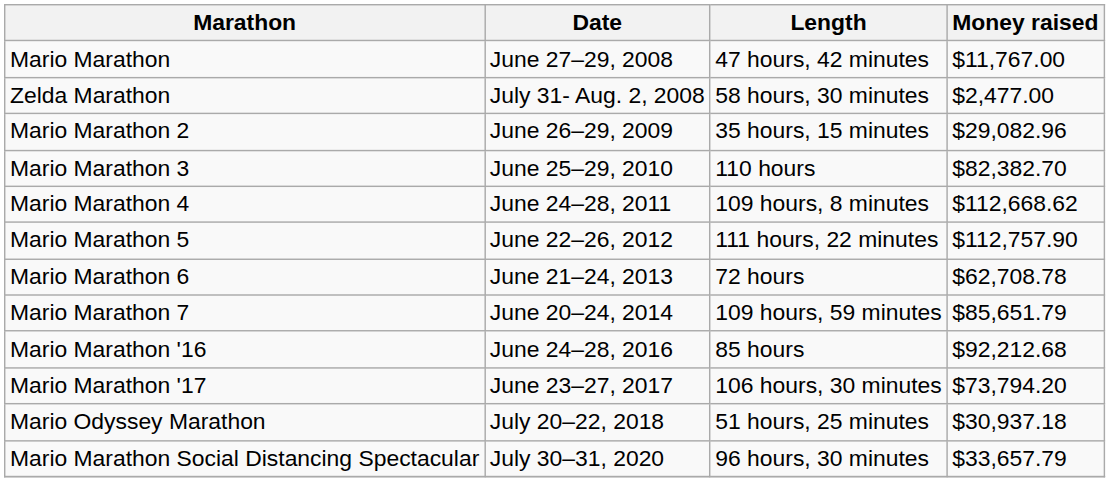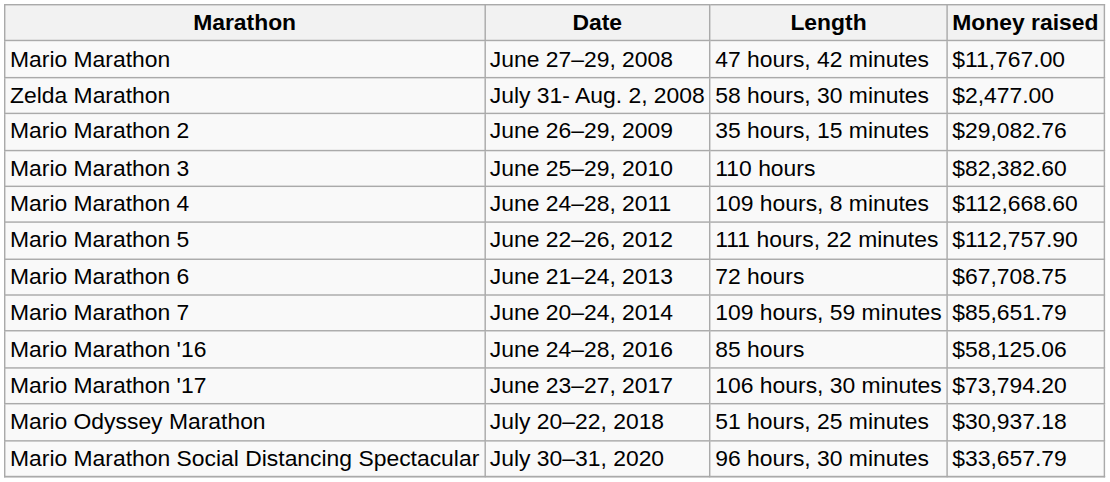(1010, 131) $29,082.96 -> (1010, 131) $29,082.76
(1010, 167) $82,382.70 -> (1010, 167) $82,382.60
(1015, 204) $112,668.62 -> (1015, 204) $112,668.60
(1010, 276) $62,708.78 -> (1010, 276) $67,708.75
(1010, 349) $92,212.68 -> (1010, 349) $58,125.06
